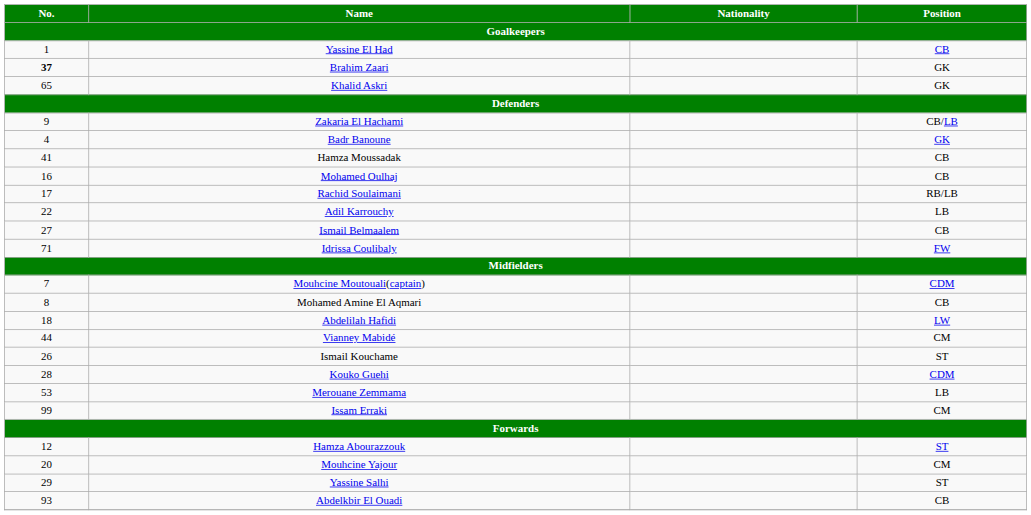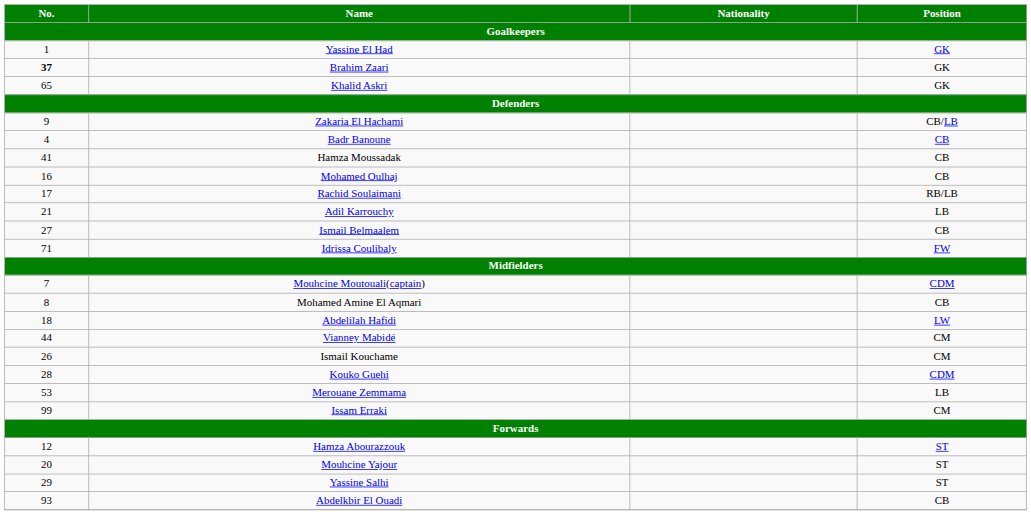(942, 50) CB -> (942, 50) GK
(942, 140) GK -> (942, 140) CB
(46, 212) 22 -> (46, 212) 21
(942, 356) ST -> (942, 356) CM
(942, 465) CM -> (942, 465) ST
